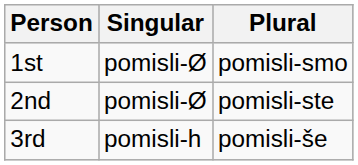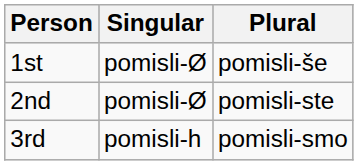(283, 62) pomisli-smo -> (273, 62) pomisli-še
(273, 139) pomisli-še -> (283, 139) pomisli-smo
